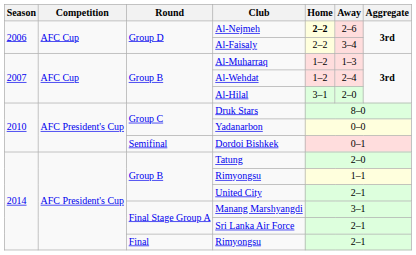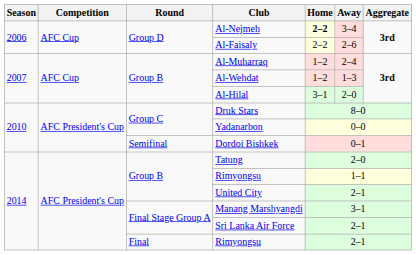(349, 29) 2–6 -> (349, 29) 3–4
(349, 45) 3–4 -> (349, 45) 2–6
(349, 62) 1–3 -> (349, 62) 2–4
(349, 78) 2–4 -> (349, 78) 1–3
